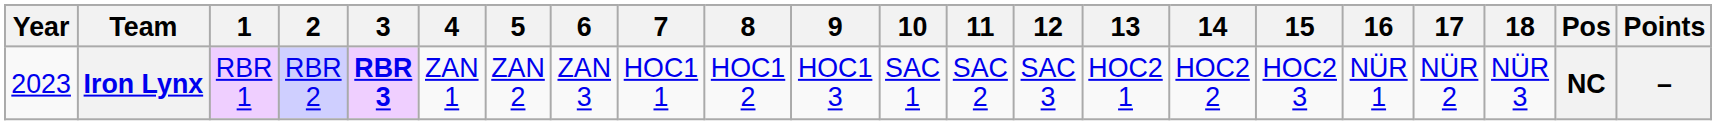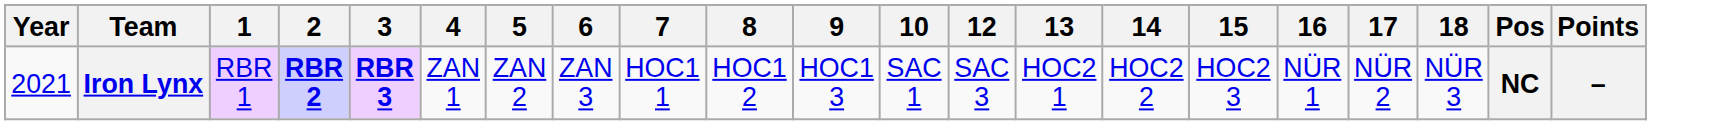- column: (980, 26)
(41, 83) 2023 -> (41, 83) 2021
(313, 83) normal -> (314, 83) bold
